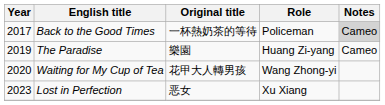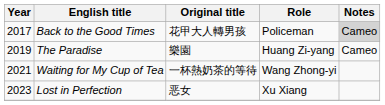(213, 31) 一杯熱奶茶的等待 -> (207, 31) 花甲大人轉男孩
(19, 70) 2020 -> (19, 70) 2021
(207, 70) 花甲大人轉男孩 -> (213, 70) 一杯熱奶茶的等待
